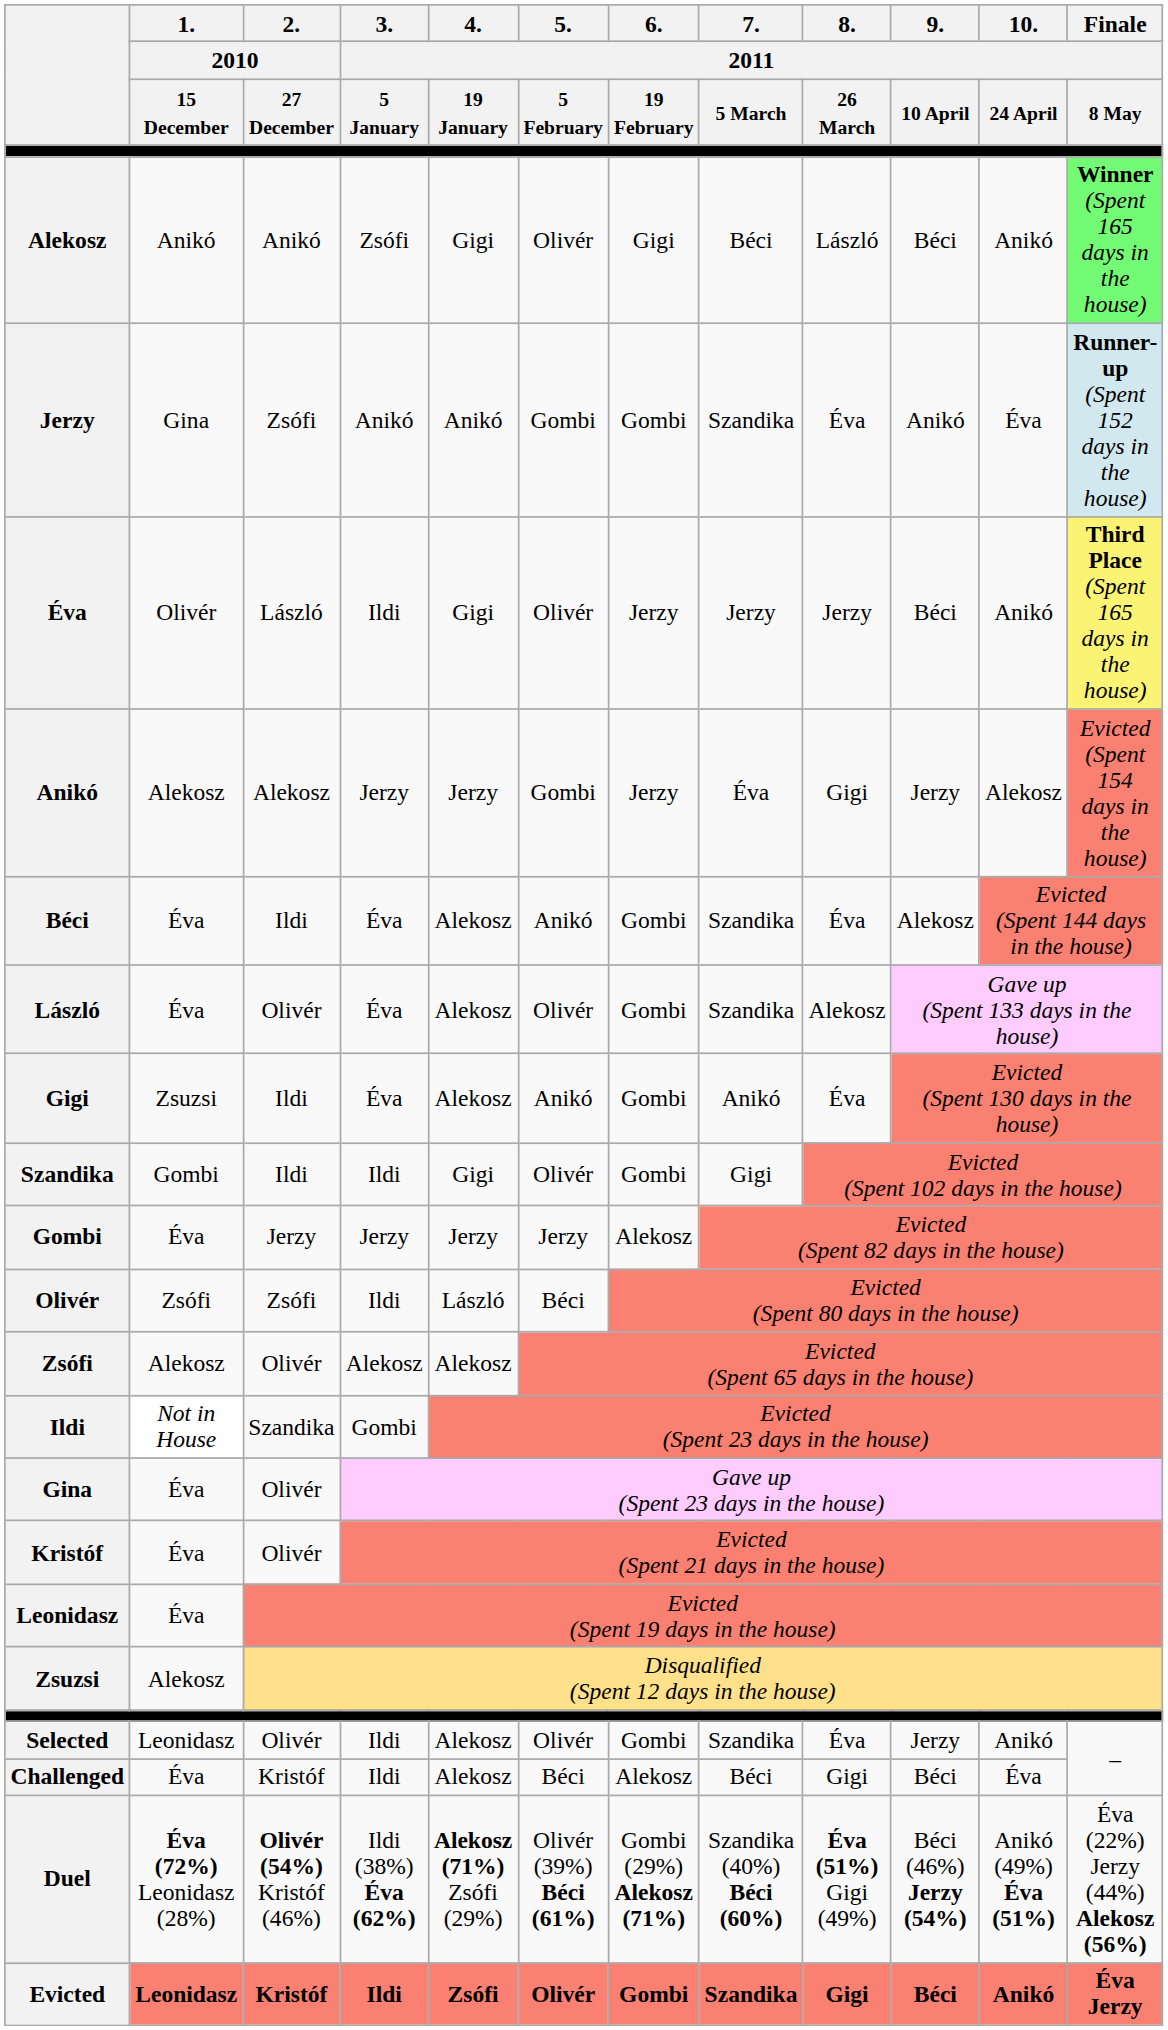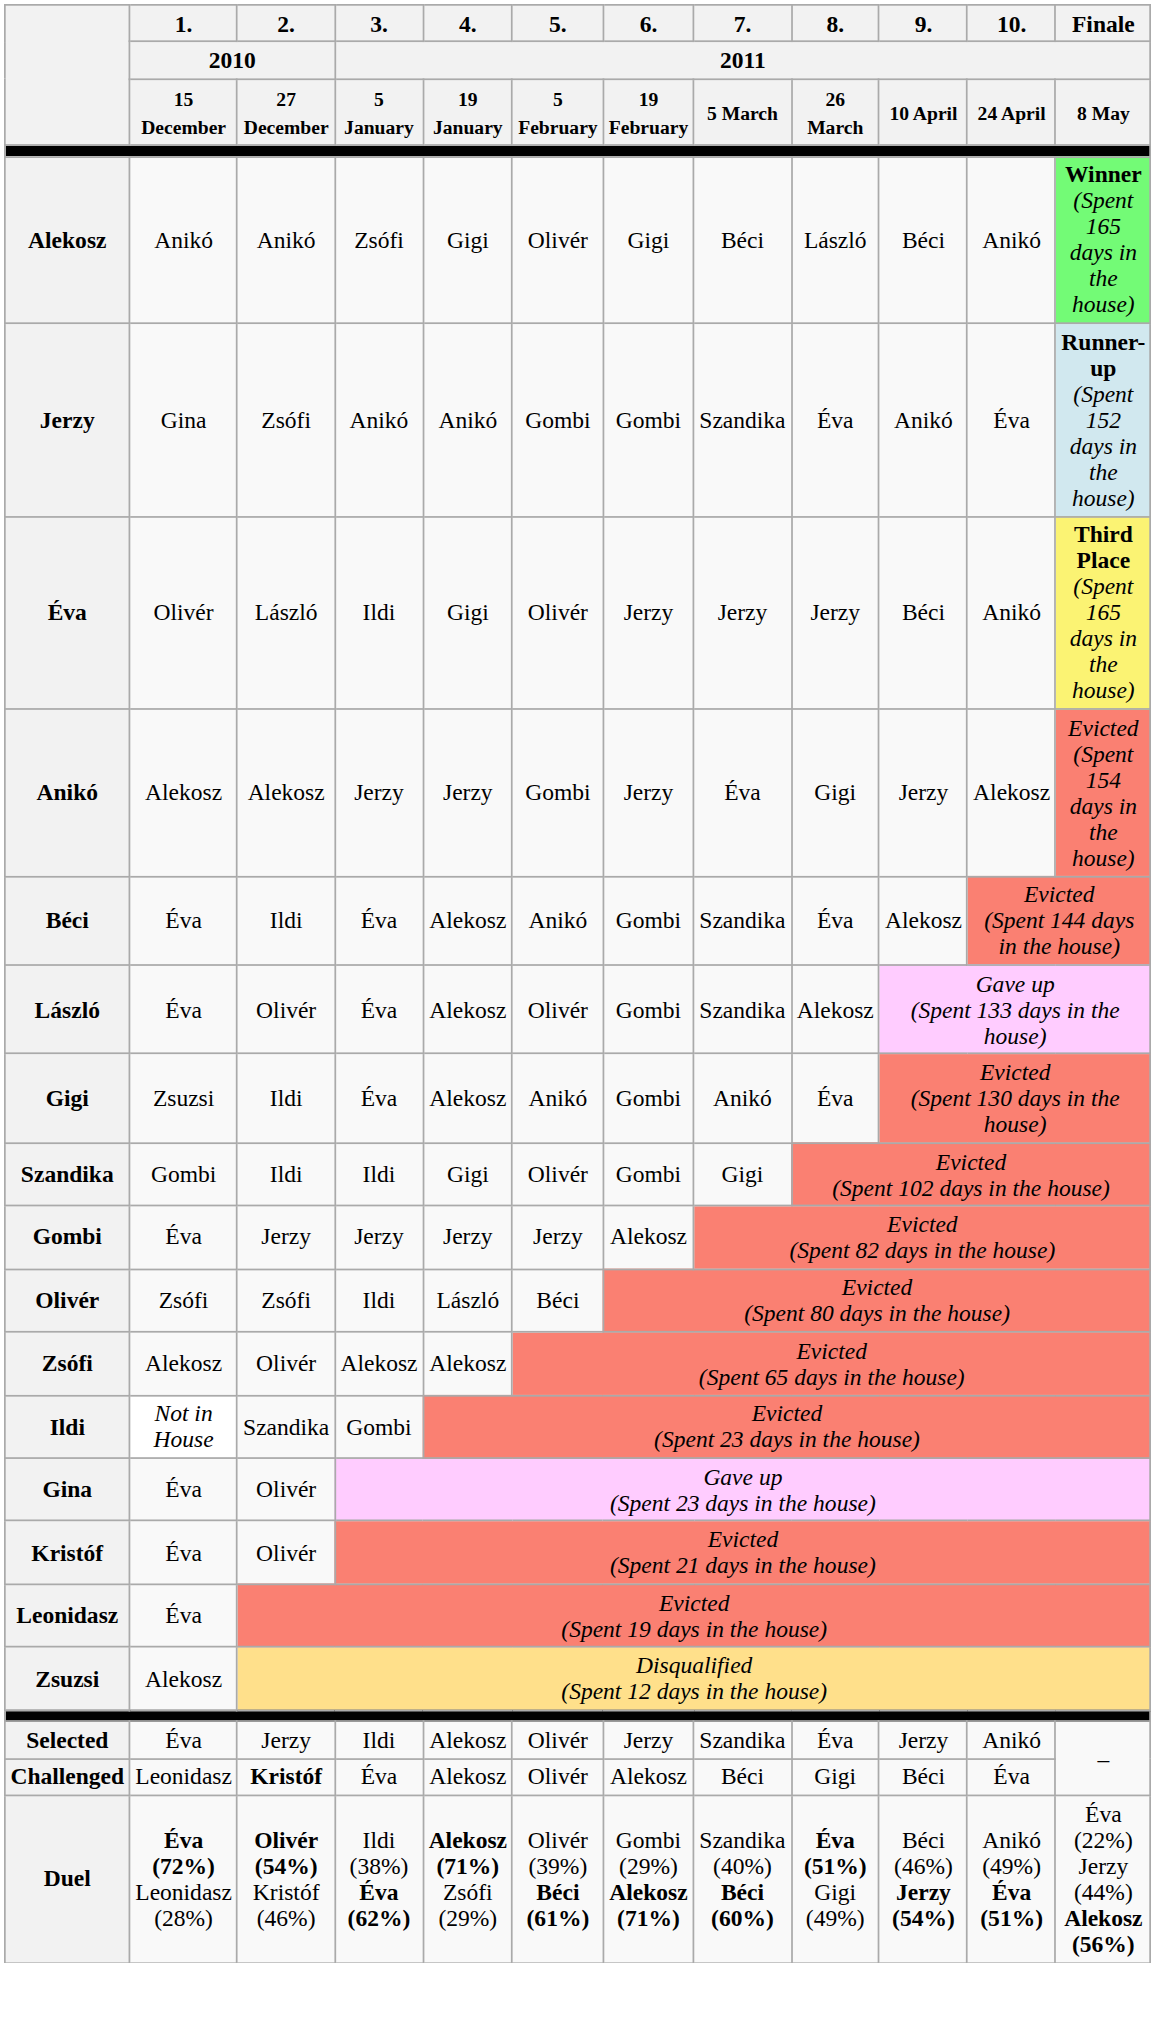(186, 1739) Leonidasz -> (184, 1739) Éva
(291, 1739) Olivér -> (286, 1739) Jerzy
(654, 1739) Gombi -> (648, 1739) Jerzy
(186, 1777) Éva -> (184, 1777) Leonidasz
(291, 1777) normal -> (286, 1777) bold
(384, 1777) Ildi -> (379, 1777) Éva
(563, 1777) Béci -> (558, 1777) Olivér
- row: (67, 1993)
